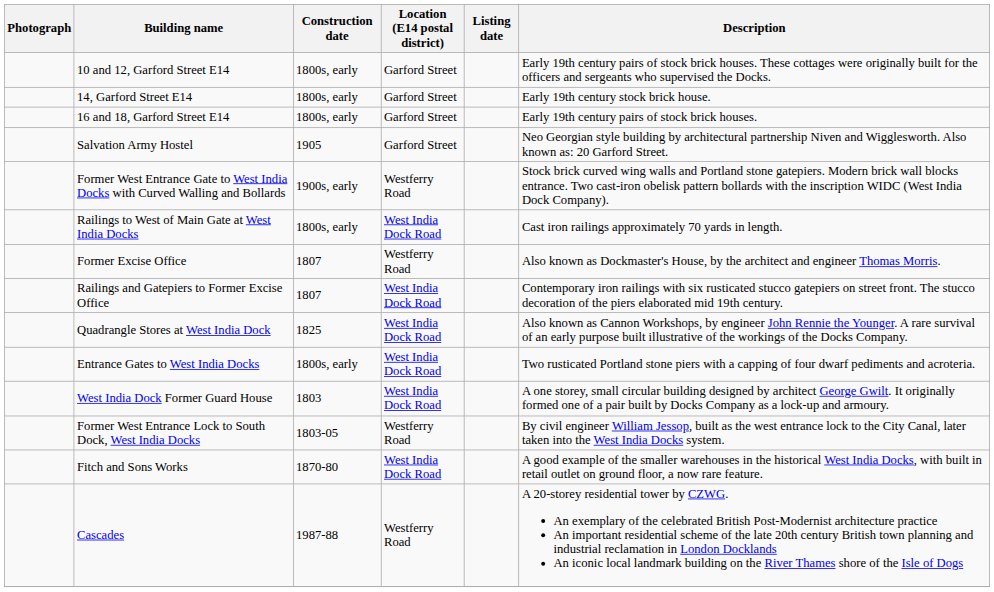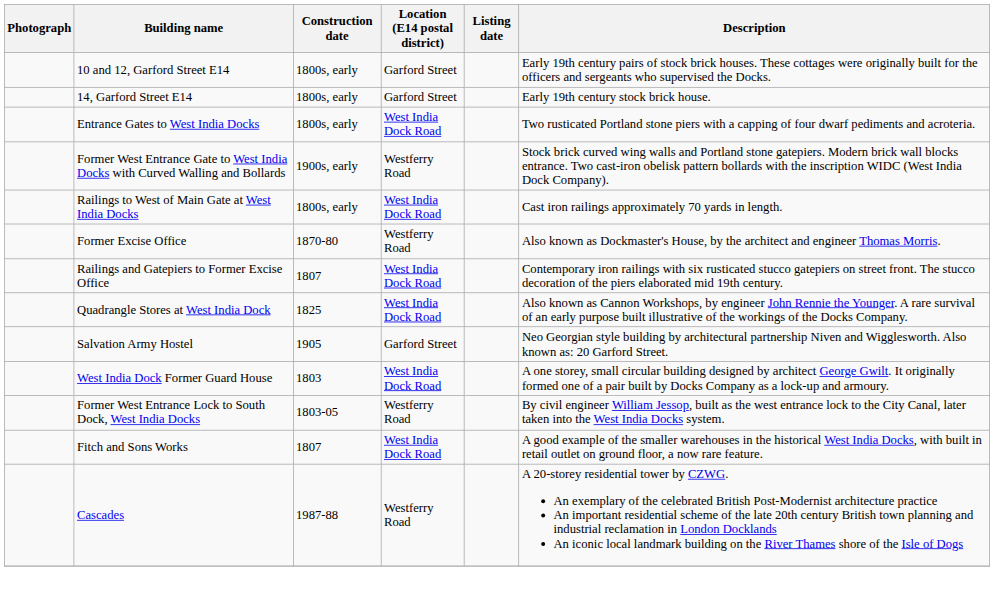- row: (153, 117)
rows swapped: (168, 364) <-> (135, 144)
(309, 261) 1807 -> (317, 241) 1870-80
(317, 467) 1870-80 -> (309, 447) 1807
